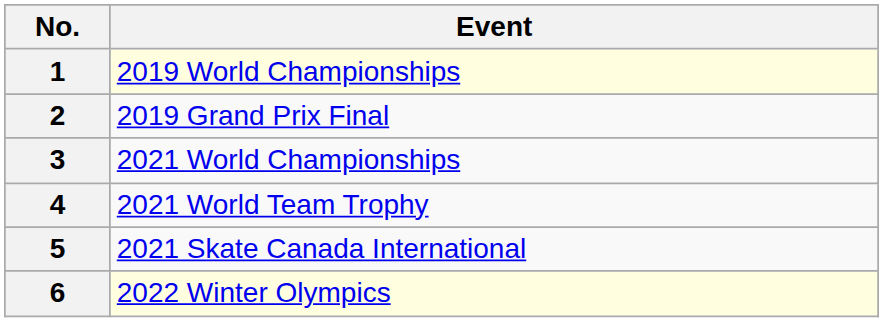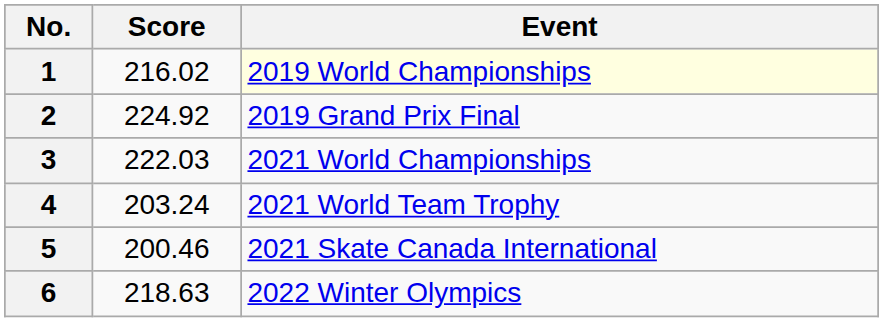+ column: (167, 26)
(254, 293) lightyellow background -> (384, 293) no background
